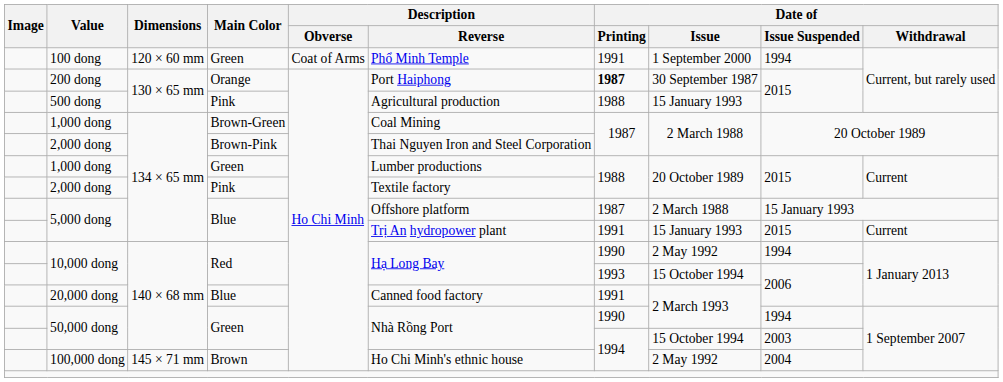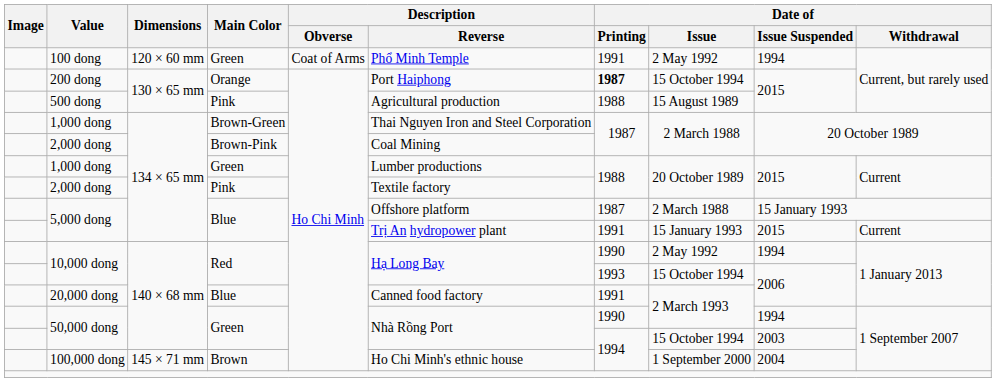(702, 58) 1 September 2000 -> (685, 58) 2 May 1992
(705, 79) 30 September 1987 -> (698, 79) 15 October 1994
(697, 101) 15 January 1993 -> (695, 101) 15 August 1989
(406, 123) Coal Mining -> (481, 123) Thai Nguyen Iron and Steel Corporation
(481, 144) Thai Nguyen Iron and Steel Corporation -> (406, 144) Coal Mining
(685, 360) 2 May 1992 -> (702, 360) 1 September 2000
